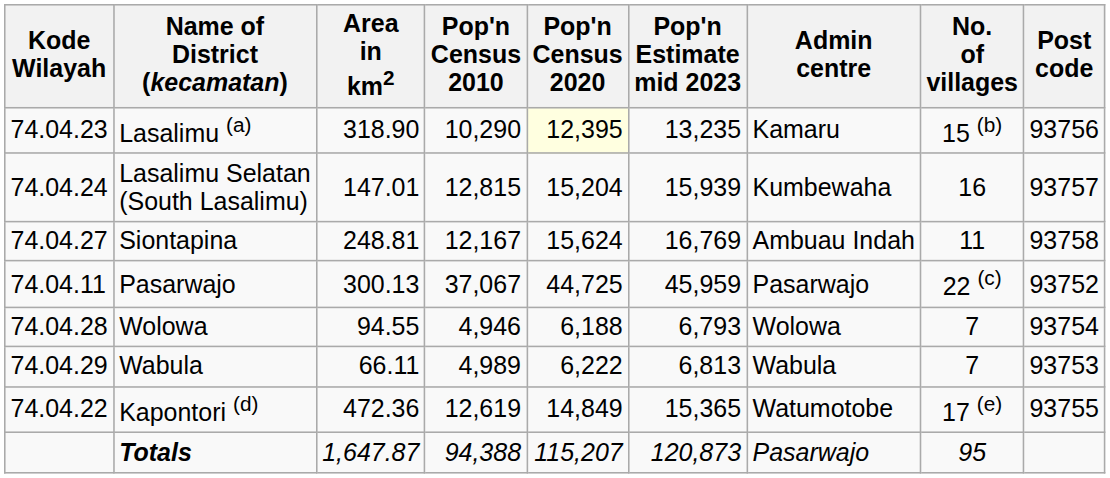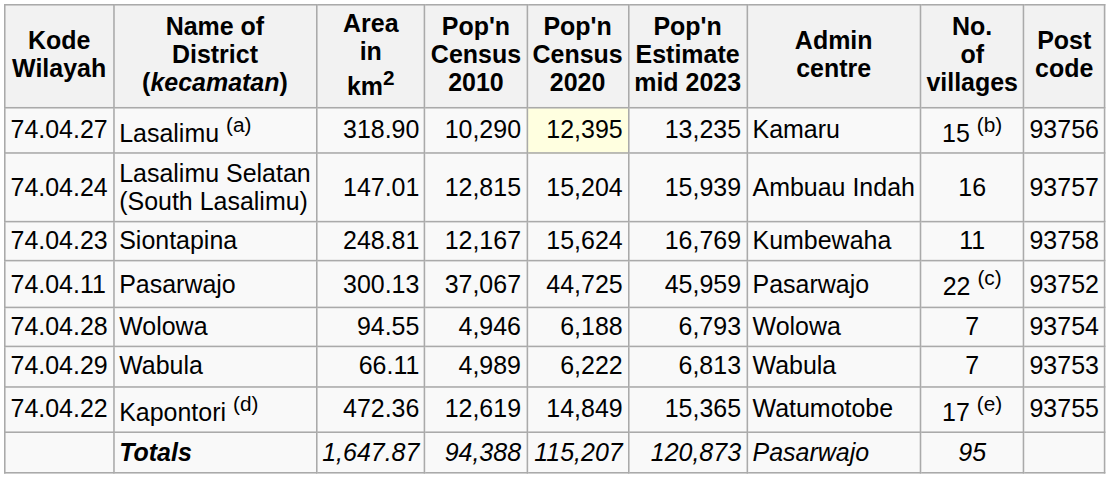(59, 130) 74.04.23 -> (59, 130) 74.04.27
(822, 187) Kumbewaha -> (834, 187) Ambuau Indah
(59, 240) 74.04.27 -> (59, 240) 74.04.23
(834, 240) Ambuau Indah -> (822, 240) Kumbewaha
